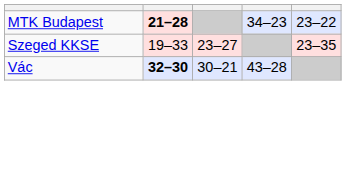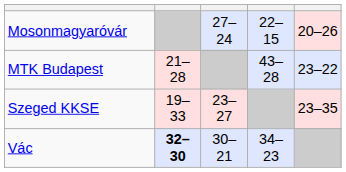+ row: (67, 30)
(168, 22) bold -> (178, 69) normal
(267, 22) 34–23 -> (271, 69) 43–28
(267, 68) 43–28 -> (271, 147) 34–23
